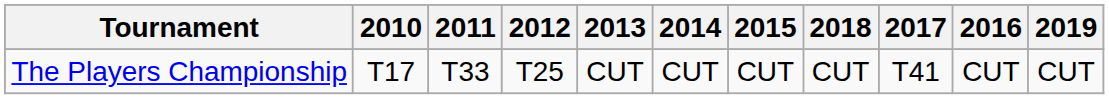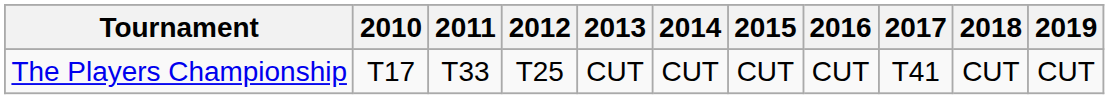columns swapped: (991, 27) <-> (841, 27)
